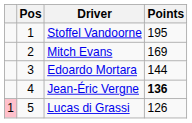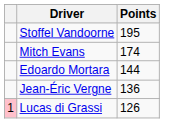- column: (31, 13)
(158, 51) 169 -> (130, 51) 174
(158, 89) bold -> (130, 89) normal
